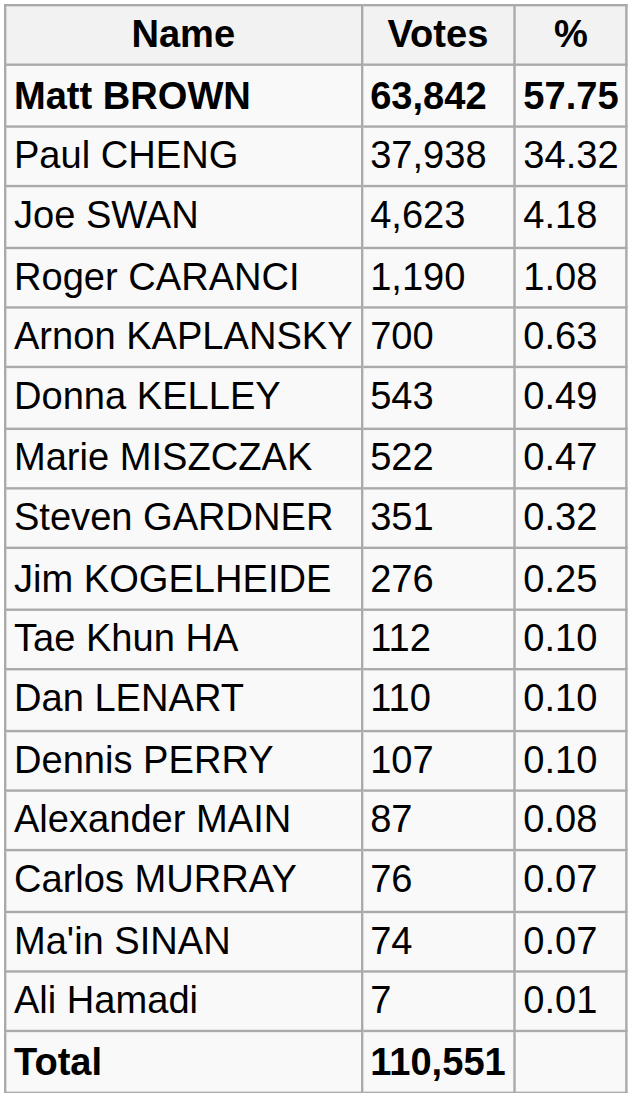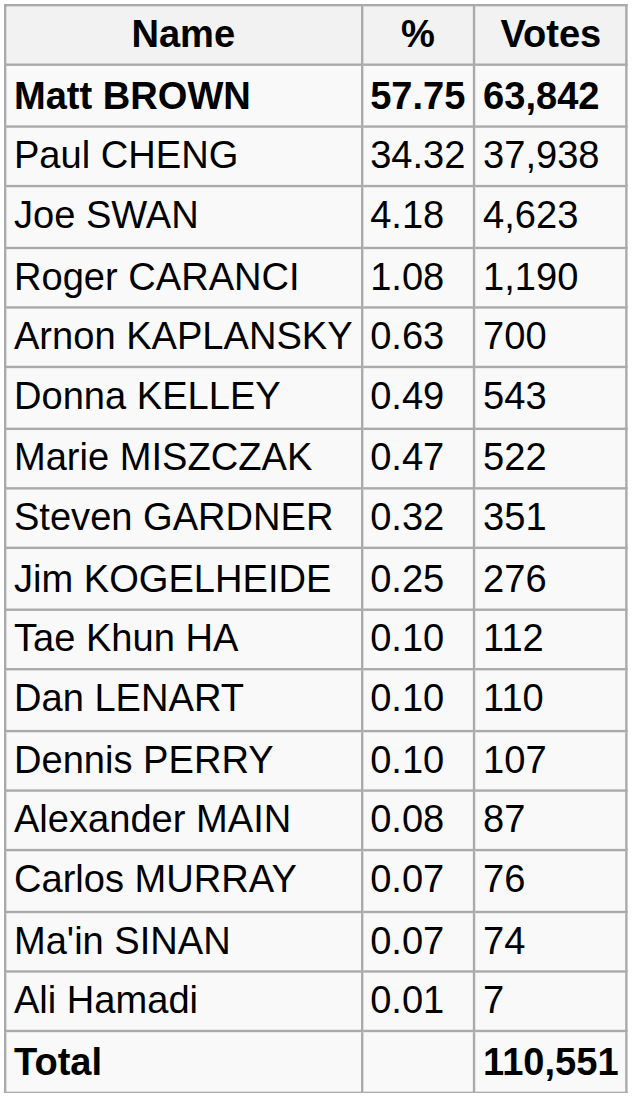columns swapped: (438, 34) <-> (571, 34)
